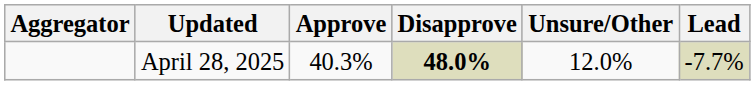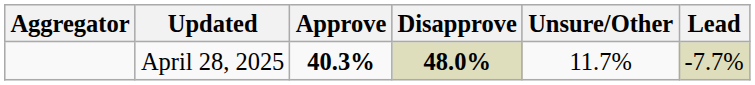(341, 61) normal -> (341, 61) bold
(601, 61) 12.0% -> (601, 61) 11.7%
